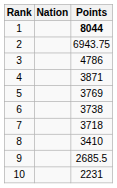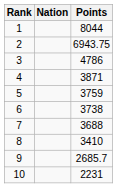(92, 28) bold -> (92, 28) normal
(92, 93) 3769 -> (92, 93) 3759
(92, 126) 3718 -> (92, 126) 3688
(92, 158) 2685.5 -> (92, 158) 2685.7
